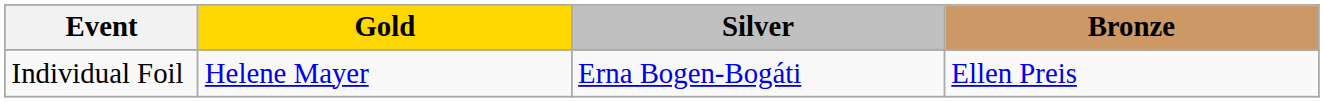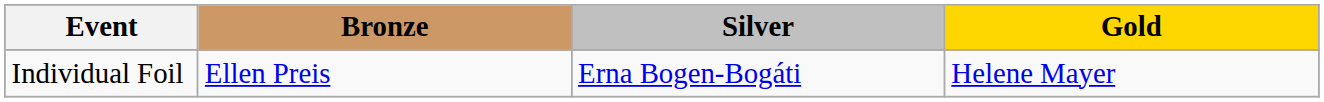columns swapped: (385, 27) <-> (1131, 27)
